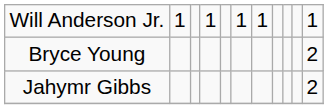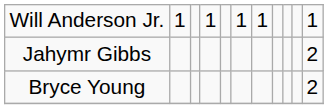rows swapped: (87, 53) <-> (87, 86)
